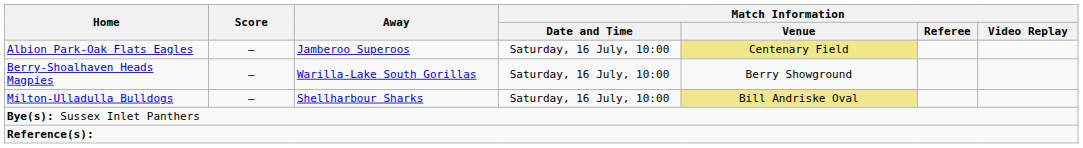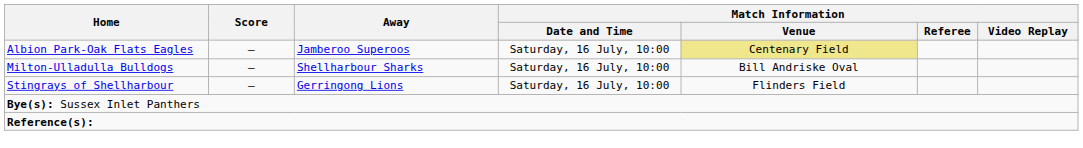- row: (80, 74)
(799, 98) khaki background -> (799, 67) no background
+ row: (90, 85)
